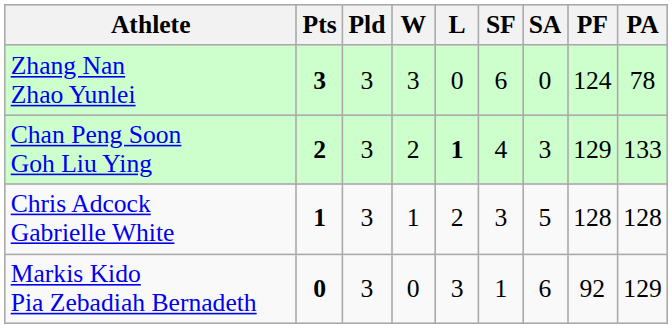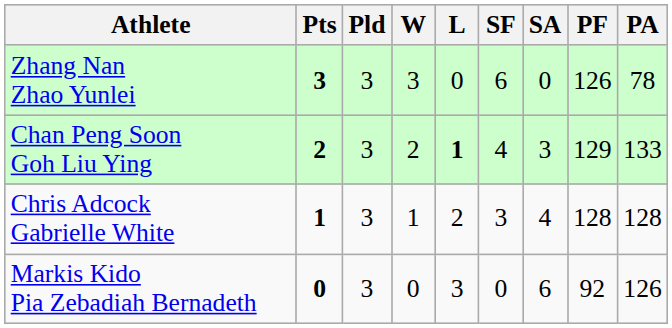(592, 79) 124 -> (592, 79) 126
(545, 218) 5 -> (545, 218) 4
(501, 288) 1 -> (501, 288) 0
(643, 288) 129 -> (643, 288) 126
